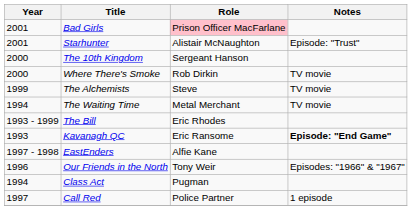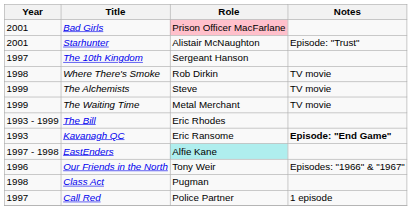(17, 58) 2000 -> (17, 58) 1997
(17, 74) 2000 -> (17, 74) 1998
(17, 105) 1994 -> (17, 105) 1999
(195, 151) no background -> (195, 151) paleturquoise background
(17, 182) 1994 -> (17, 182) 1998
